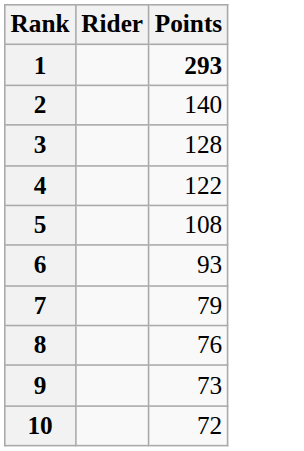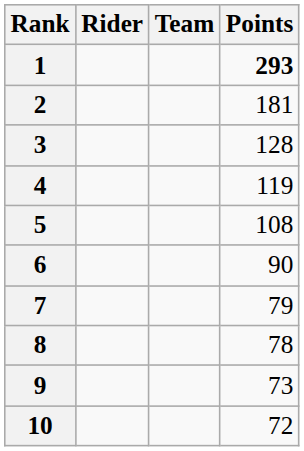+ column: (184, 24)
(203, 104) 140 -> (274, 104) 181
(203, 184) 122 -> (275, 184) 119
(210, 265) 93 -> (281, 265) 90
(210, 345) 76 -> (281, 345) 78
